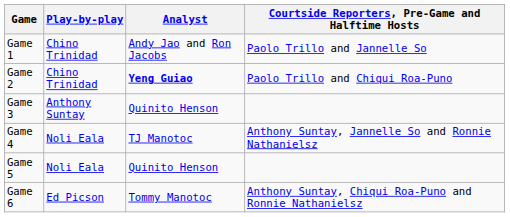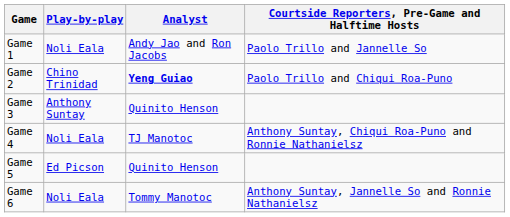(72, 49) Chino Trinidad -> (75, 49) Noli Eala
(369, 138) Anthony Suntay, Jannelle So and Ronnie Nathanielsz -> (359, 138) Anthony Suntay, Chiqui Roa-Puno and Ronnie Nathanielsz
(75, 168) Noli Eala -> (75, 168) Ed Picson
(75, 197) Ed Picson -> (75, 197) Noli Eala
(359, 197) Anthony Suntay, Chiqui Roa-Puno and Ronnie Nathanielsz -> (369, 197) Anthony Suntay, Jannelle So and Ronnie Nathanielsz
